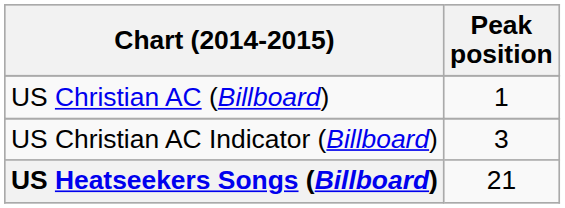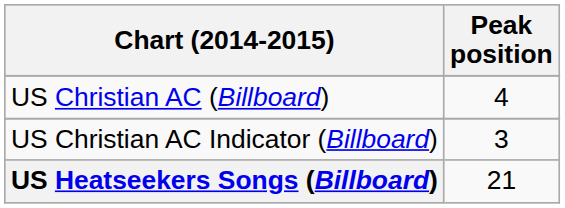(501, 97) 1 -> (501, 97) 4
